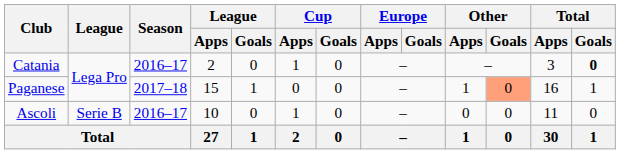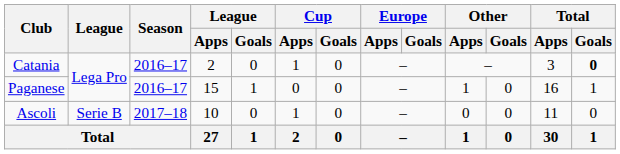(160, 88) 2017–18 -> (160, 88) 2016–17
(508, 88) lightsalmon background -> (508, 88) no background
(160, 112) 2016–17 -> (160, 112) 2017–18
